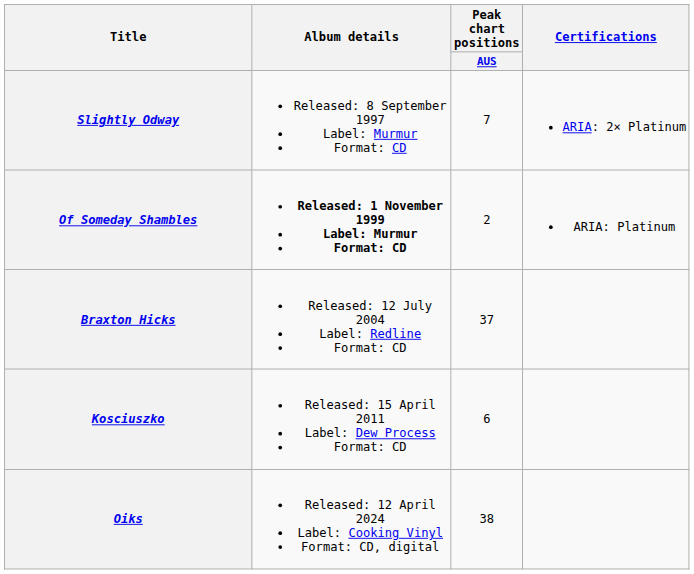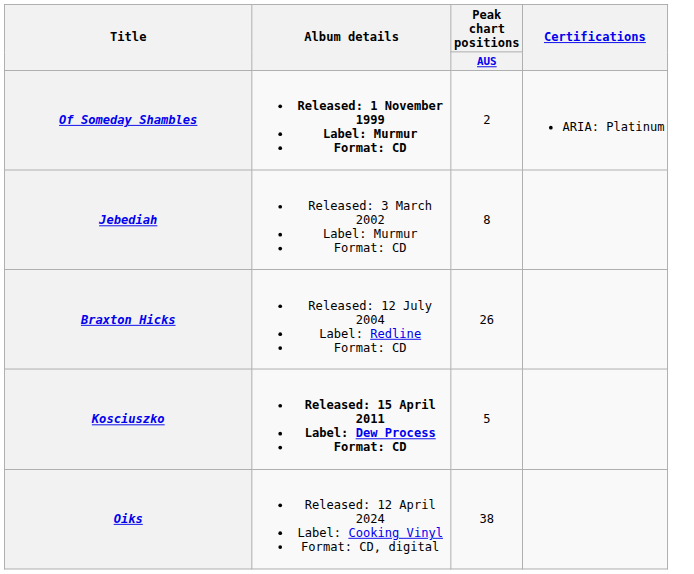- row: (128, 120)
+ row: (128, 220)
(487, 320) 37 -> (487, 320) 26
(352, 426) normal -> (352, 426) bold
(487, 419) 6 -> (487, 419) 5
